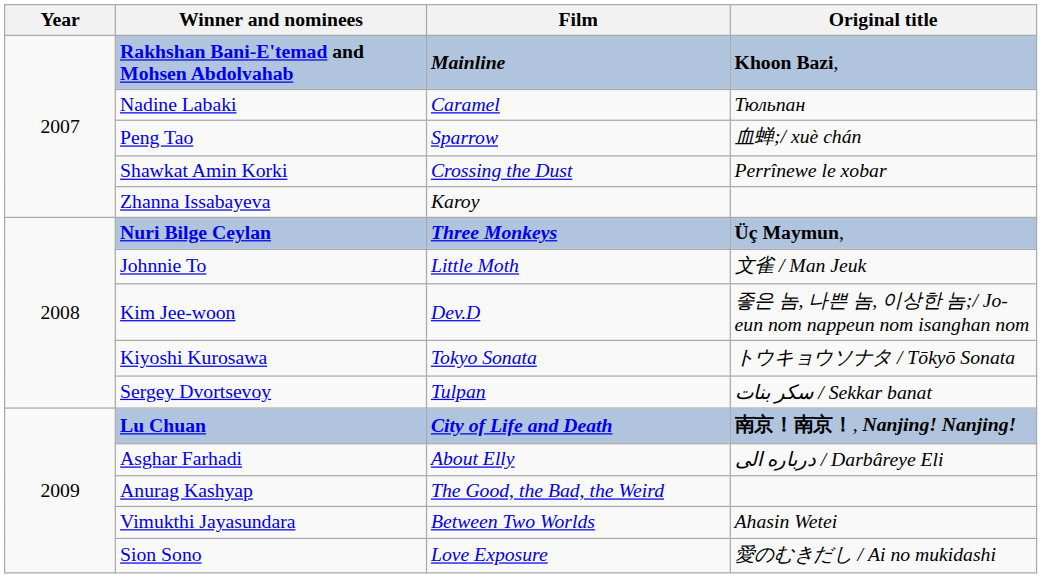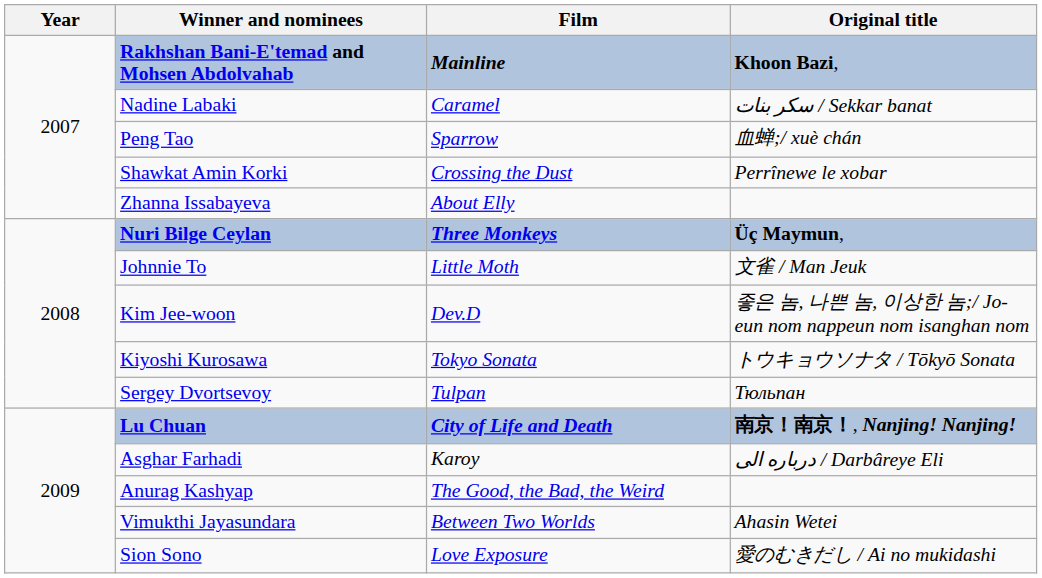(770, 104) Тюльпан -> (833, 105) سكر بنات / Sekkar banat
(455, 201) Karoy -> (473, 203) About Elly
(833, 392) سكر بنات / Sekkar banat -> (770, 392) Тюльпан
(473, 459) About Elly -> (455, 459) Karoy
